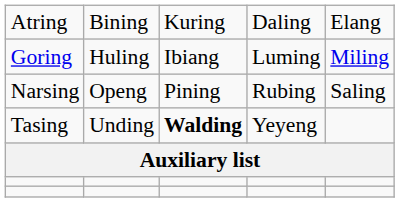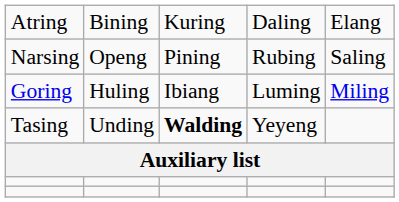rows swapped: (41, 56) <-> (45, 90)
